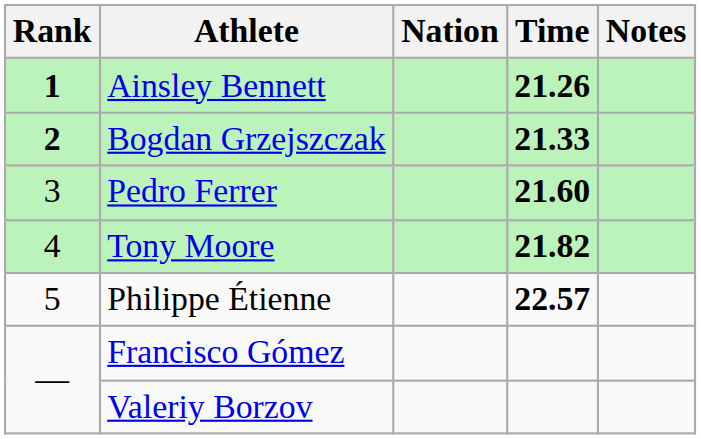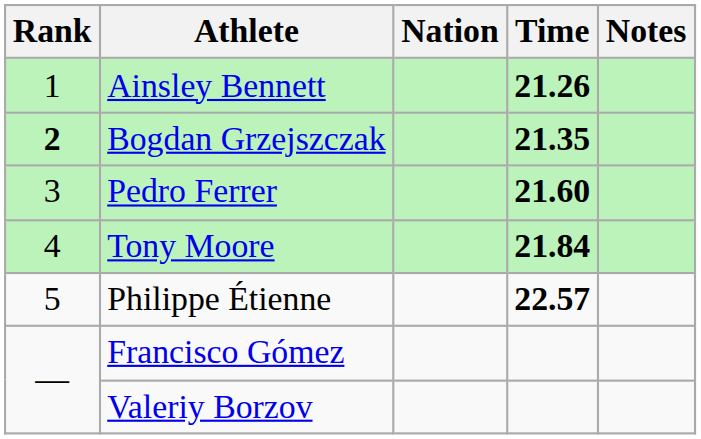(52, 84) bold -> (52, 84) normal
(552, 138) 21.33 -> (552, 138) 21.35
(552, 245) 21.82 -> (552, 245) 21.84
